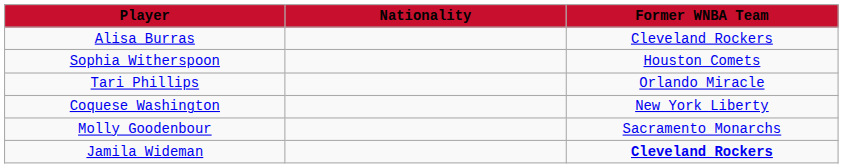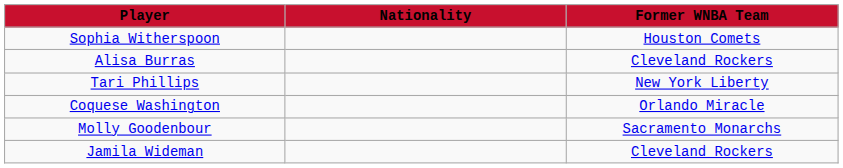rows swapped: (145, 39) <-> (145, 61)
(702, 84) Orlando Miracle -> (702, 84) New York Liberty
(702, 107) New York Liberty -> (702, 107) Orlando Miracle
(702, 152) bold -> (702, 152) normal
